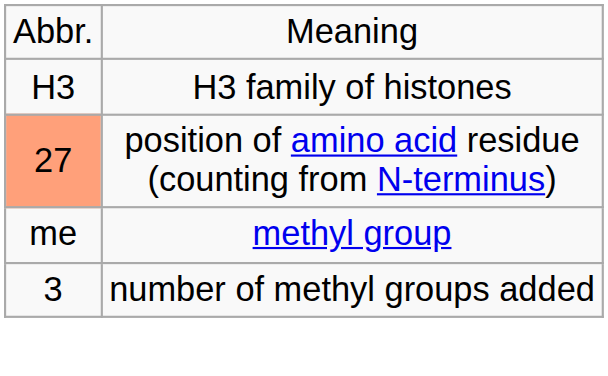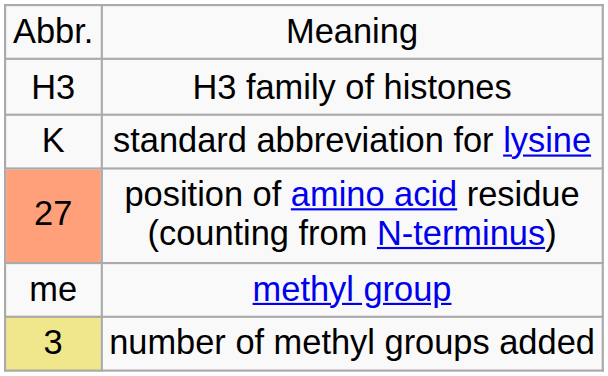+ row: (352, 140)
(53, 288) no background -> (53, 343) khaki background
